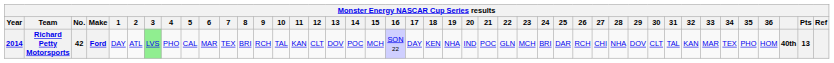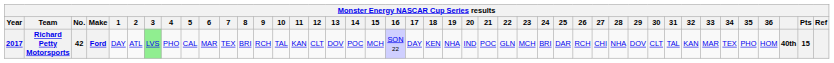(14, 44) 2014 -> (14, 44) 2017
(806, 44) 13 -> (806, 44) 15
